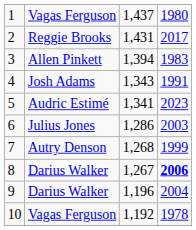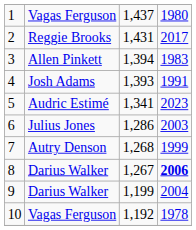(138, 81) 1,343 -> (138, 81) 1,393
(138, 192) 1,196 -> (138, 192) 1,199
